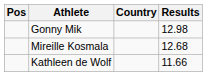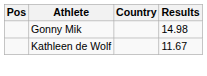(175, 29) 12.98 -> (175, 29) 14.98
- row: (70, 46)
(174, 63) 11.66 -> (174, 46) 11.67
